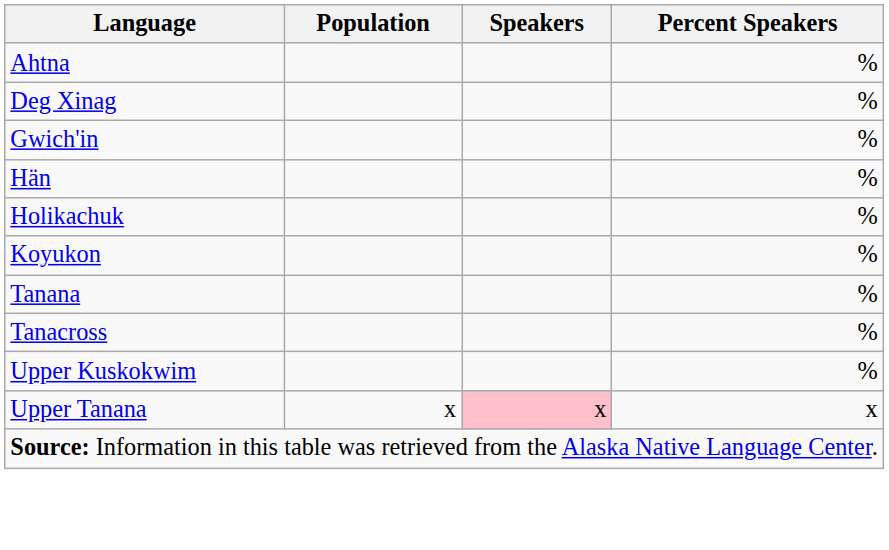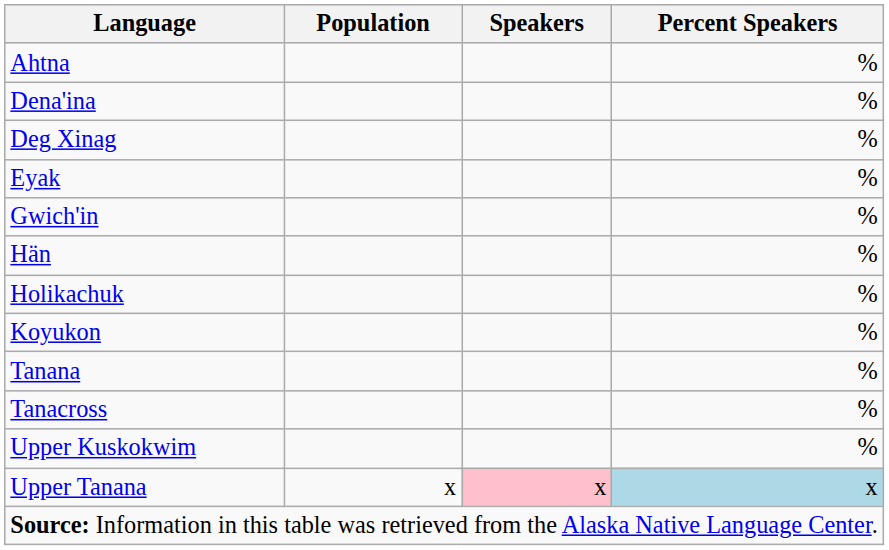+ row: (53, 100)
+ row: (35, 178)
(872, 409) no background -> (872, 486) lightblue background
